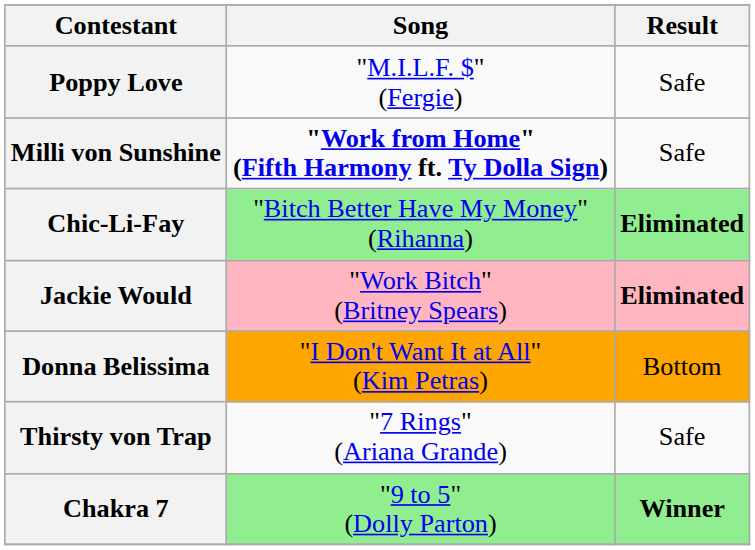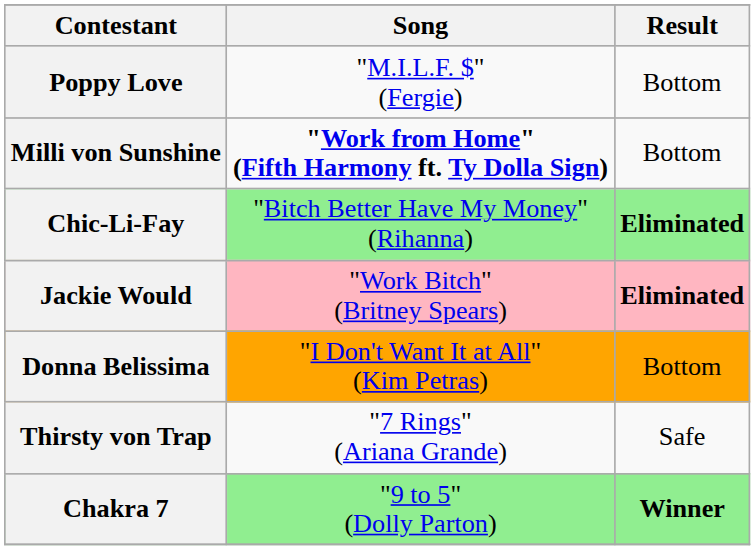(682, 81) Safe -> (682, 81) Bottom
(682, 152) Safe -> (682, 152) Bottom
